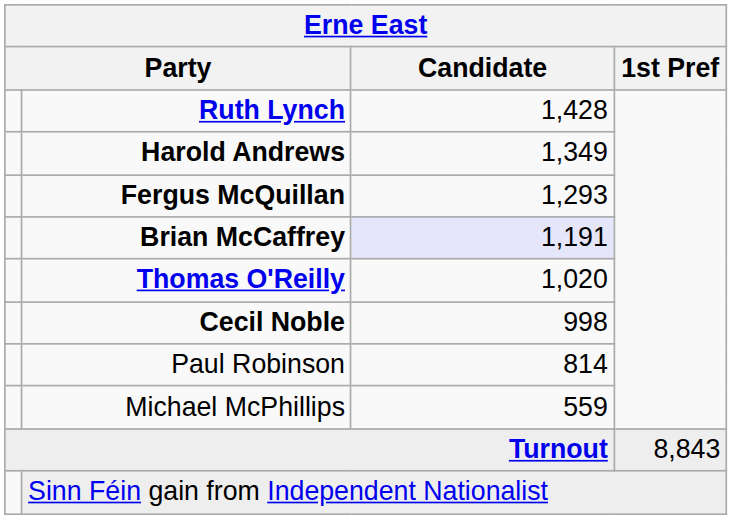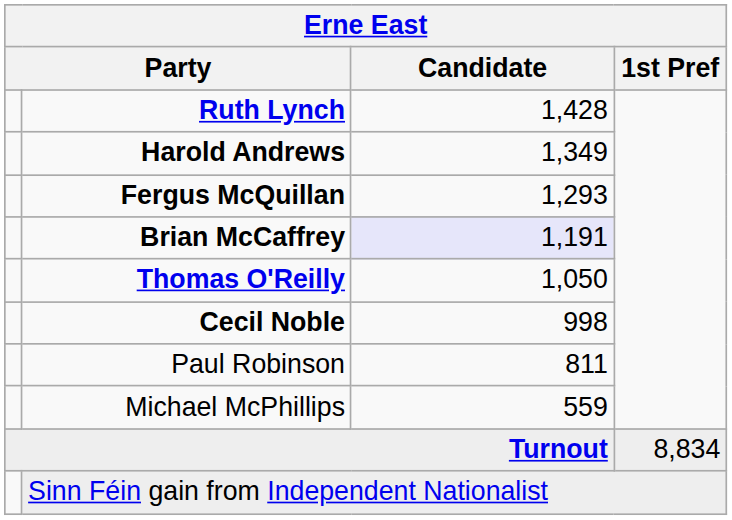(574, 279) 1,020 -> (574, 279) 1,050
(586, 364) 814 -> (587, 364) 811
(687, 449) 8,843 -> (687, 449) 8,834
